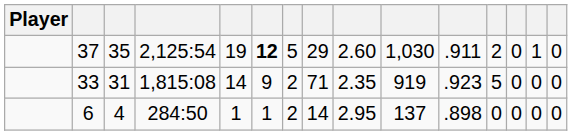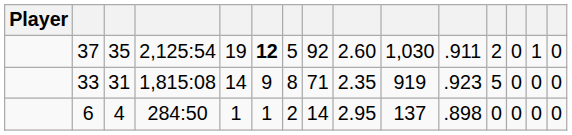(318, 51) 29 -> (318, 51) 92
(292, 82) 2 -> (292, 82) 8
